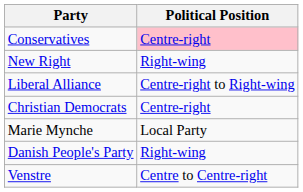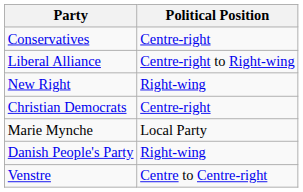(175, 38) pink background -> (175, 38) no background
rows swapped: (39, 61) <-> (54, 84)
